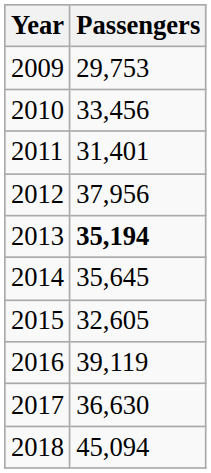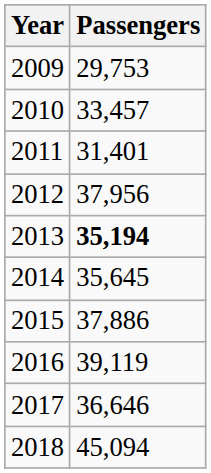(113, 109) 33,456 -> (113, 109) 33,457
(113, 320) 32,605 -> (113, 320) 37,886
(113, 404) 36,630 -> (113, 404) 36,646
